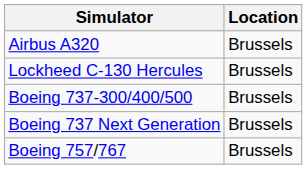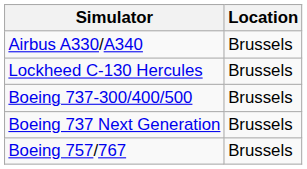- row: (54, 44)
+ row: (76, 44)
